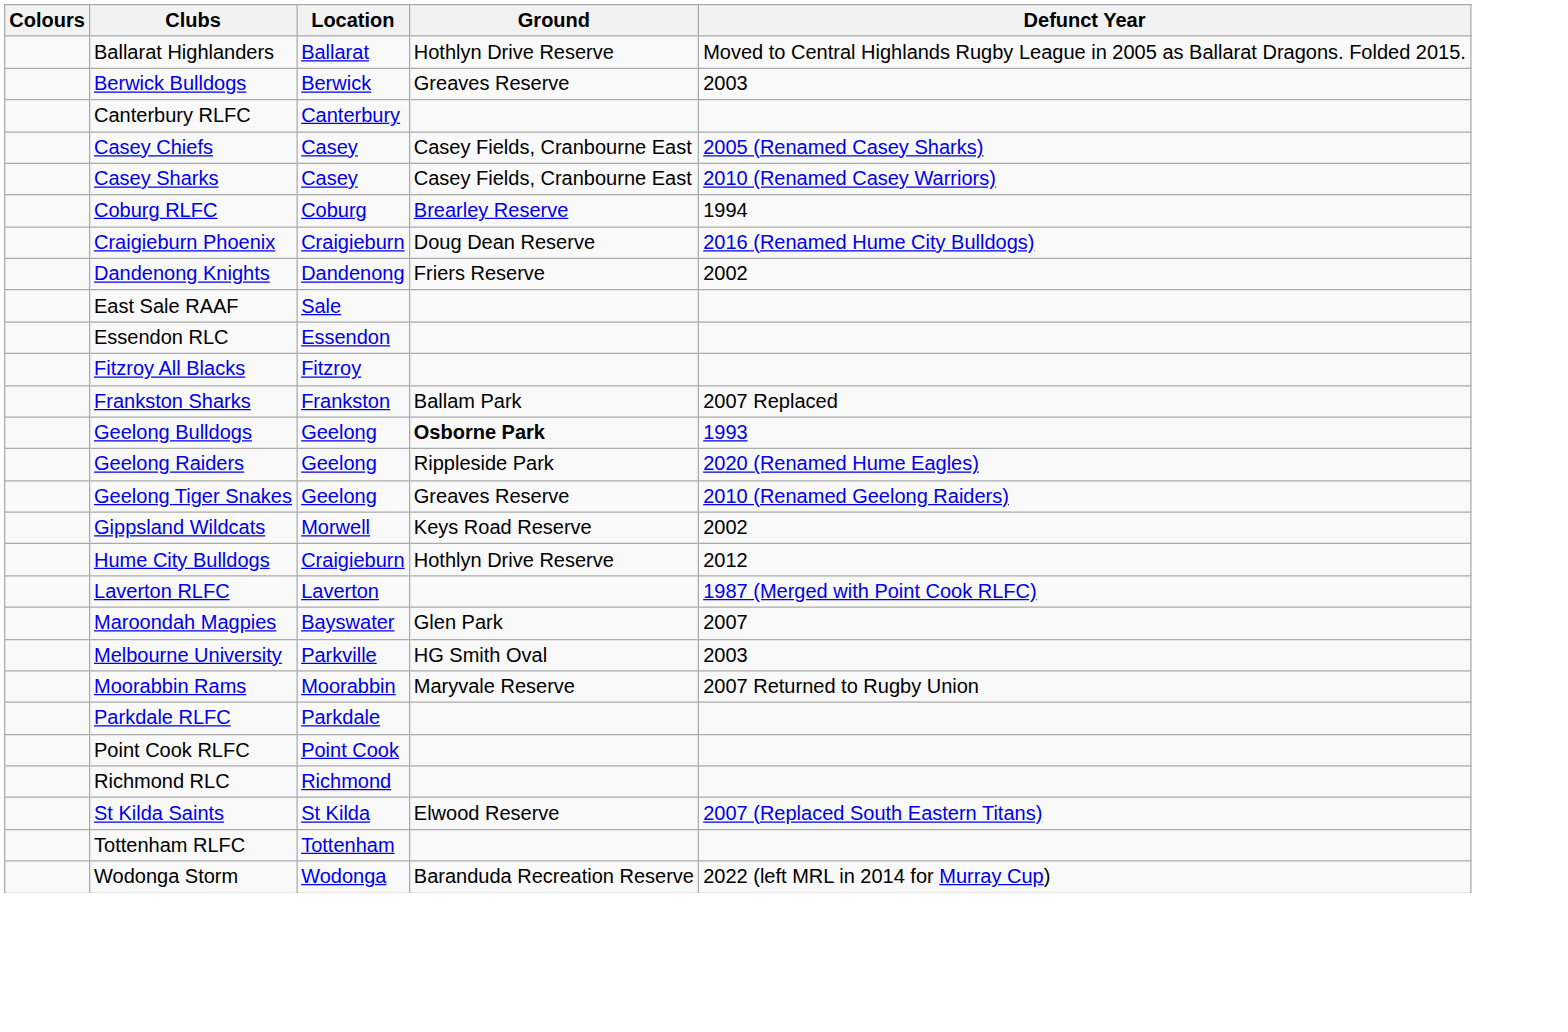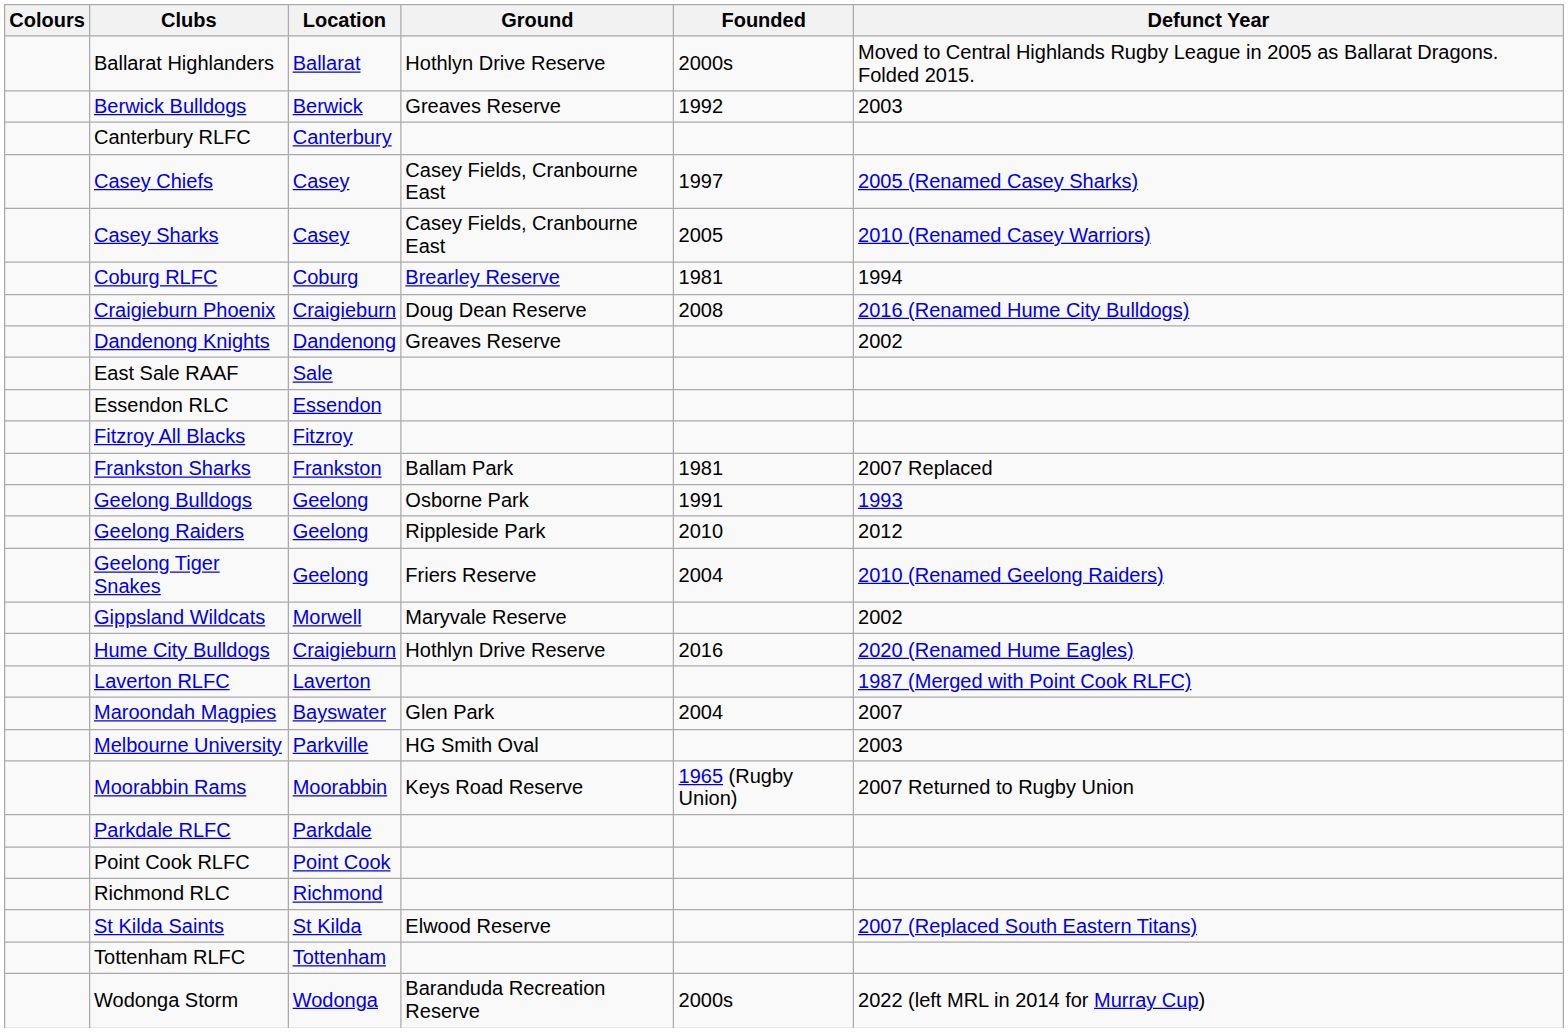+ column: (764, 20)
(479, 274) Friers Reserve -> (483, 341) Greaves Reserve
(479, 432) bold -> (467, 500) normal
(841, 464) 2020 (Renamed Hume Eagles) -> (880, 531) 2012
(492, 496) Greaves Reserve -> (471, 574) Friers Reserve
(503, 527) Keys Road Reserve -> (486, 617) Maryvale Reserve
(725, 559) 2012 -> (996, 649) 2020 (Renamed Hume Eagles)
(494, 686) Maryvale Reserve -> (494, 787) Keys Road Reserve
